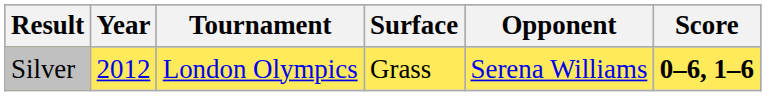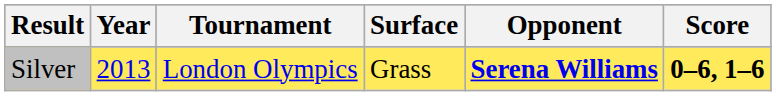(123, 68) 2012 -> (123, 68) 2013
(559, 68) normal -> (564, 68) bold
